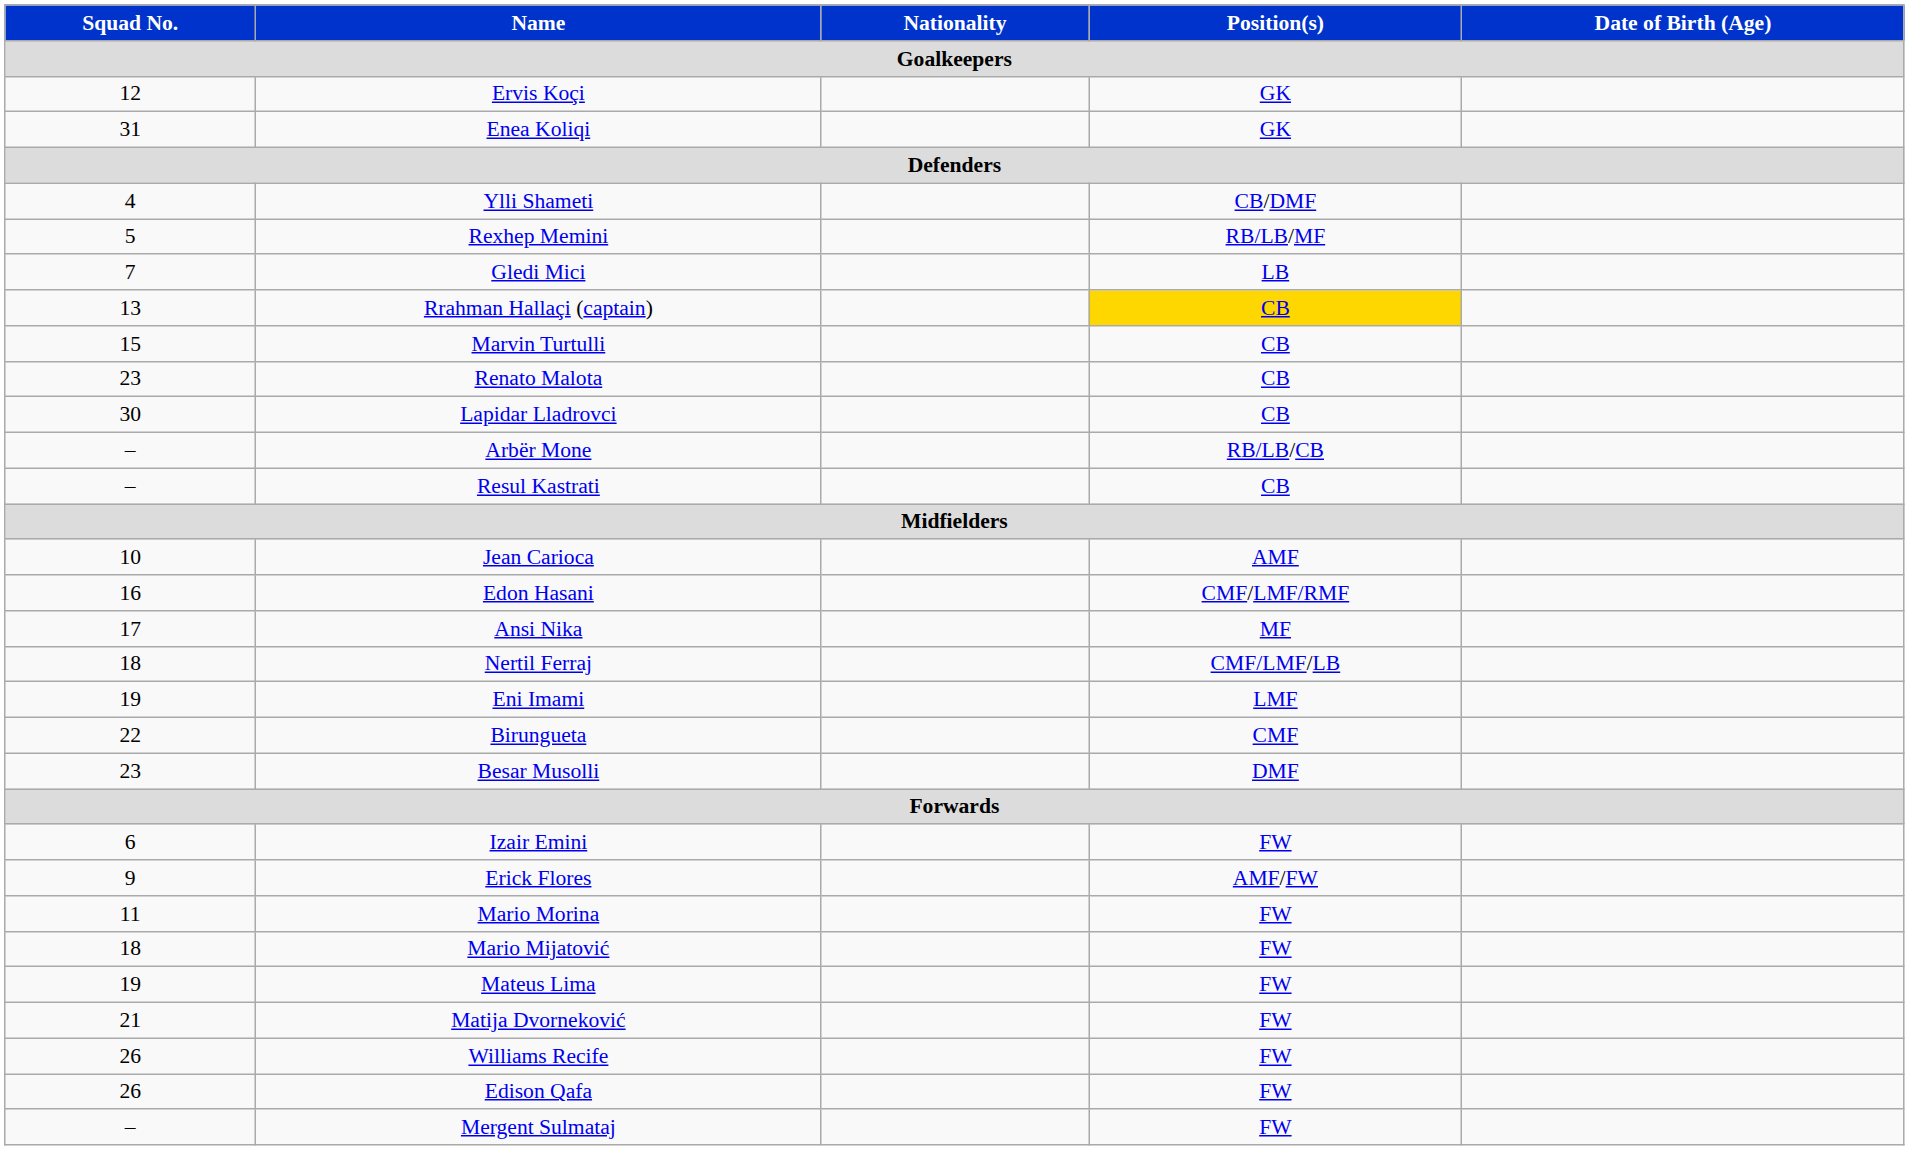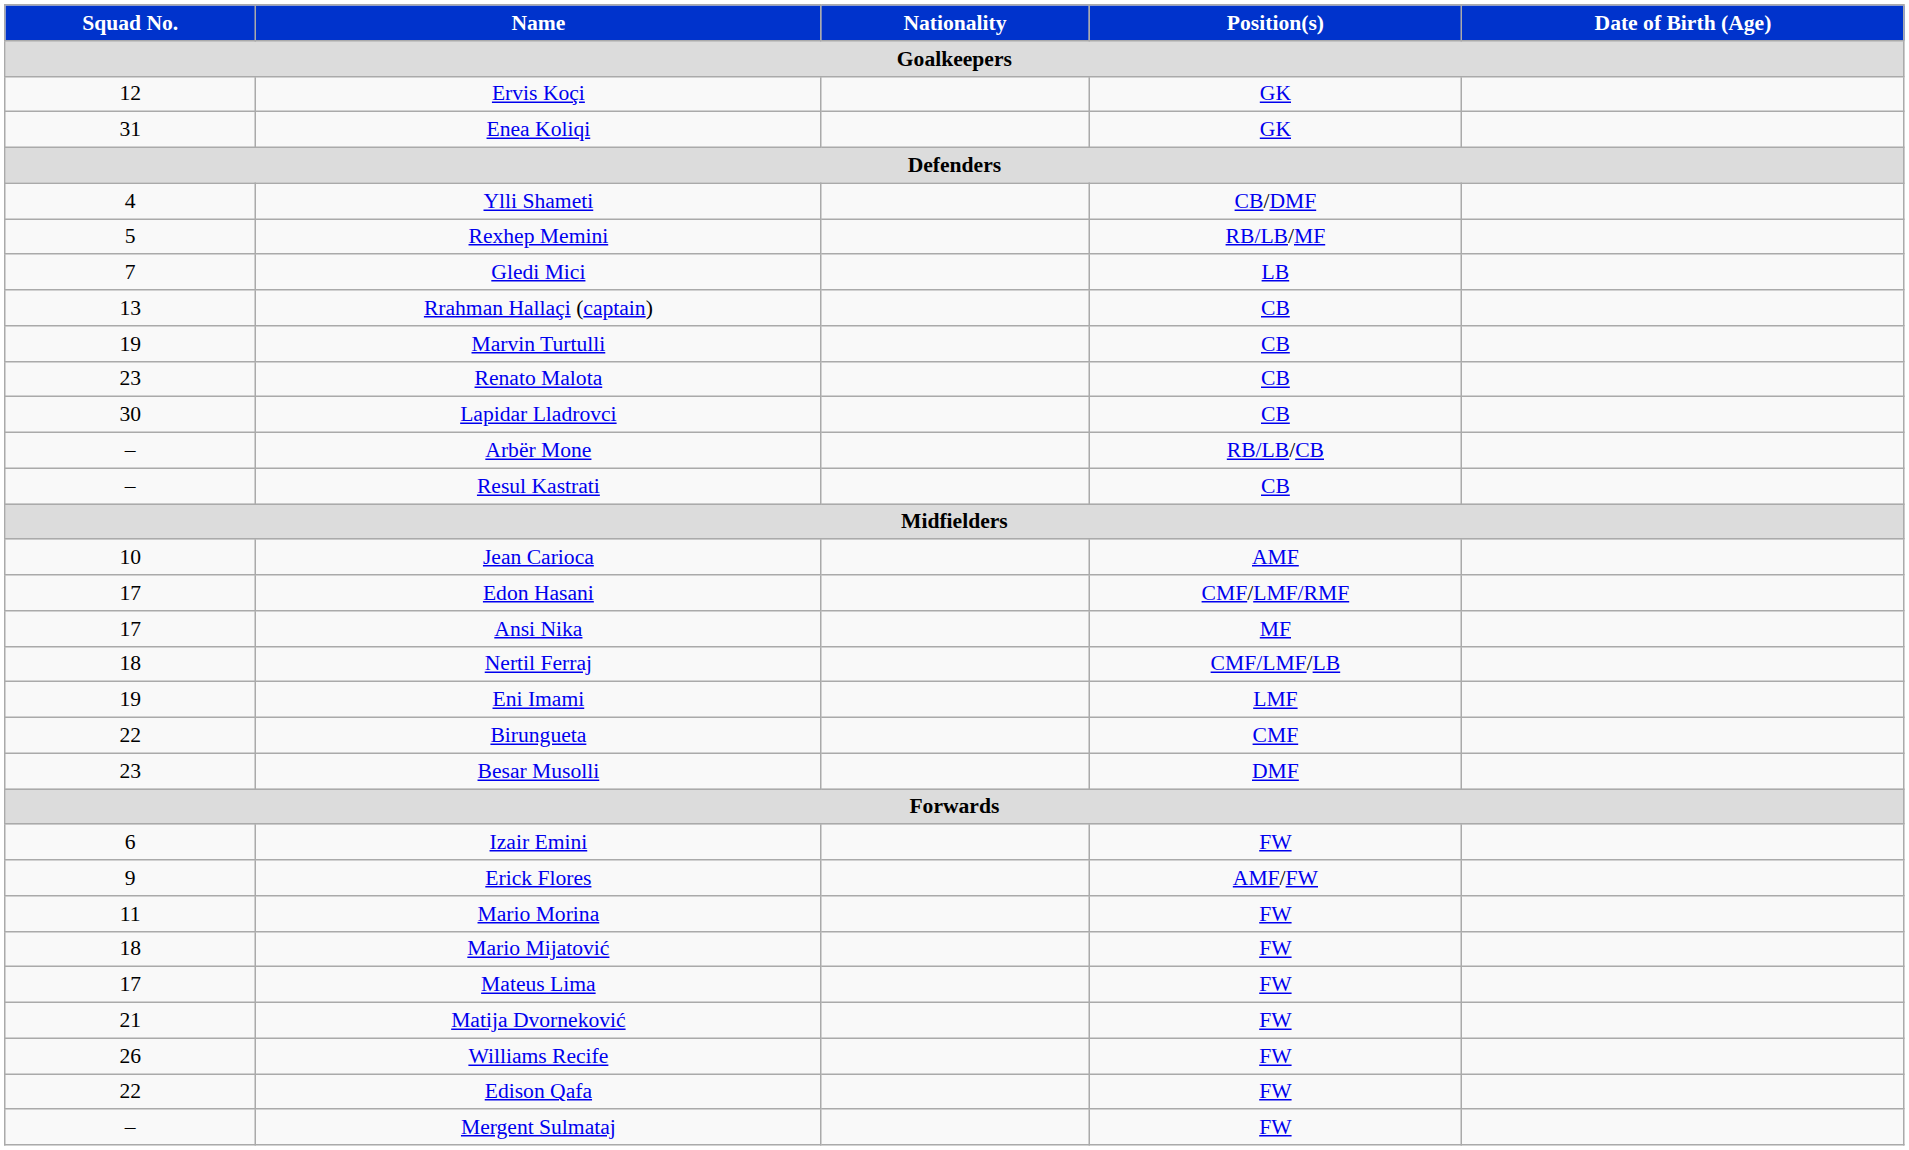(1275, 307) gold background -> (1275, 307) no background
(130, 343) 15 -> (130, 343) 19
(130, 592) 16 -> (130, 592) 17
(130, 984) 19 -> (130, 984) 17
(130, 1091) 26 -> (130, 1091) 22
